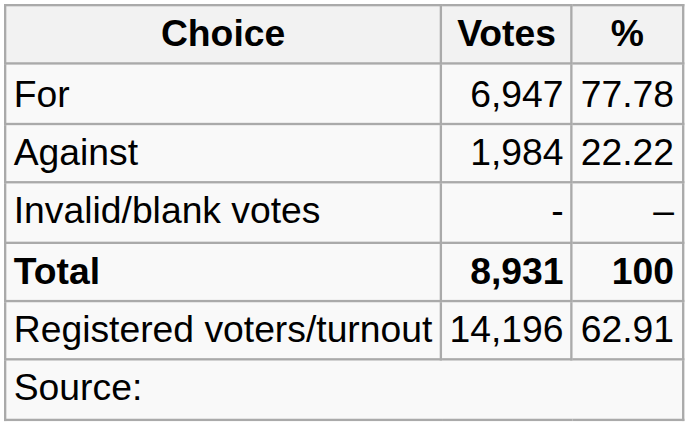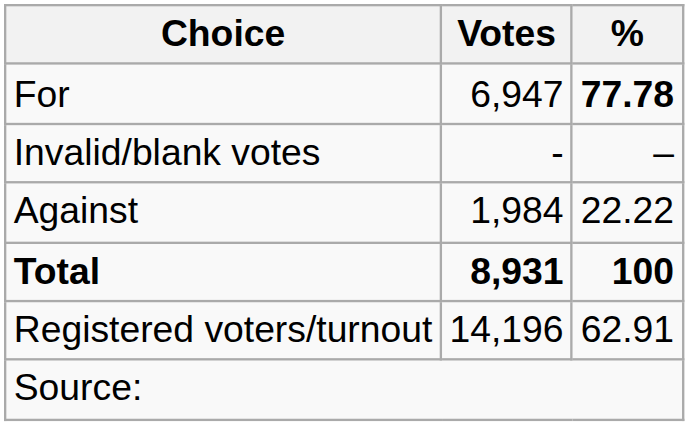(627, 93) normal -> (627, 93) bold
rows swapped: (76, 152) <-> (167, 211)
